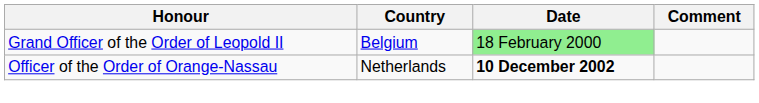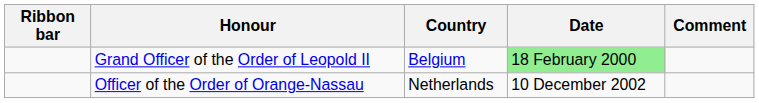+ column: (48, 25)
(545, 67) bold -> (579, 85) normal
